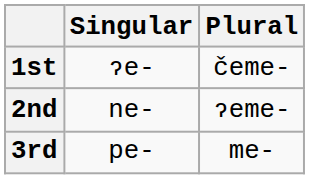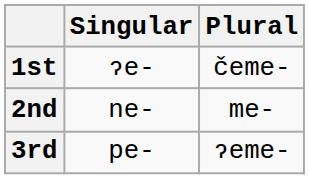(252, 110) ɂeme- -> (252, 110) me-
(252, 152) me- -> (252, 152) ɂeme-
